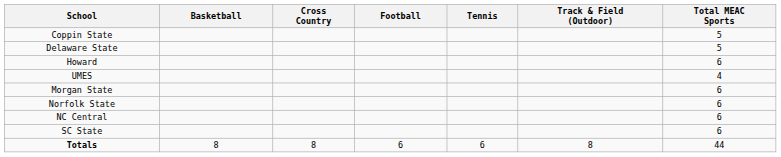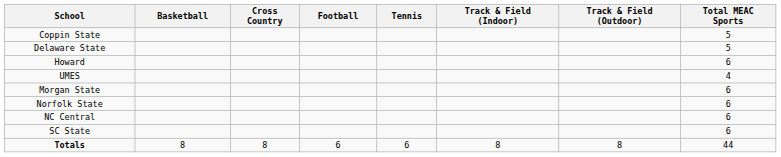+ column: (498, 16)
